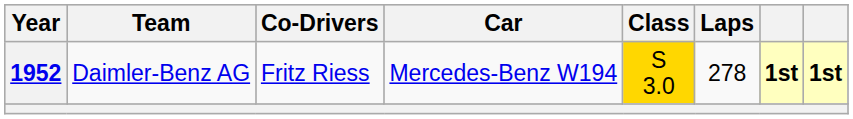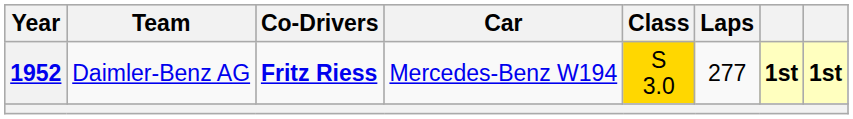(315, 73) normal -> (319, 73) bold
(727, 73) 278 -> (727, 73) 277
